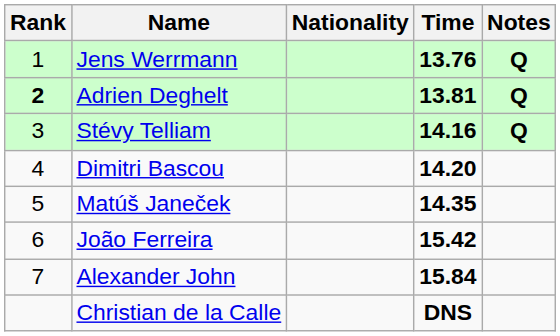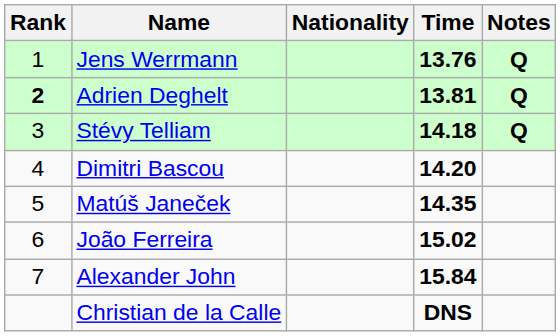(448, 131) 14.16 -> (448, 131) 14.18
(448, 240) 15.42 -> (448, 240) 15.02
